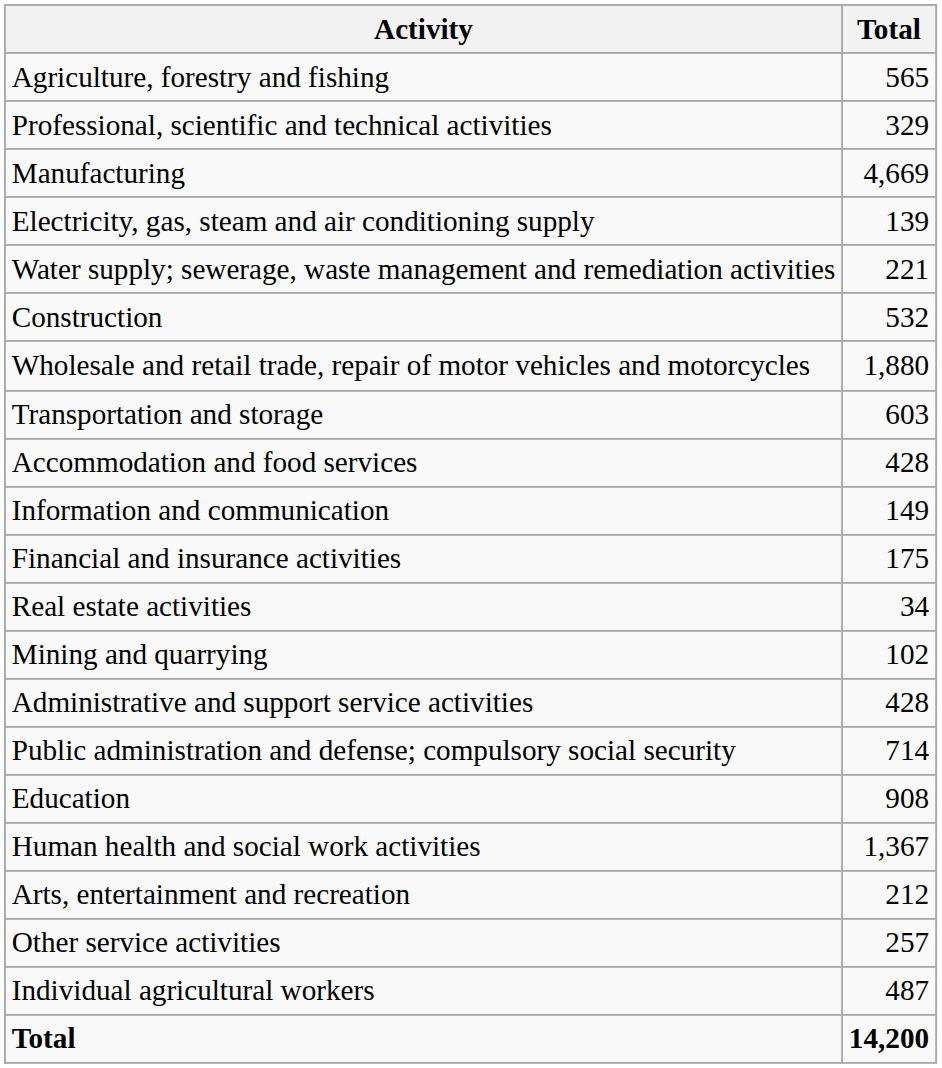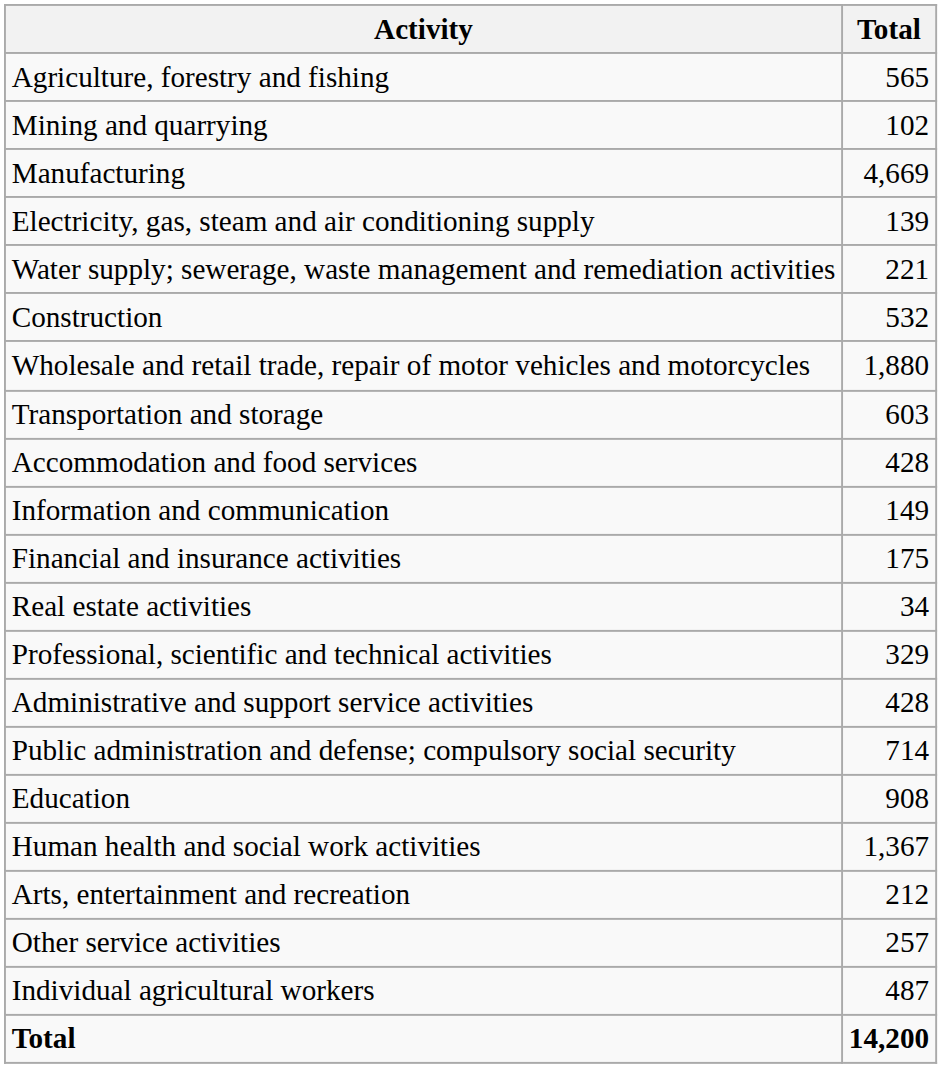rows swapped: (140, 654) <-> (282, 124)
